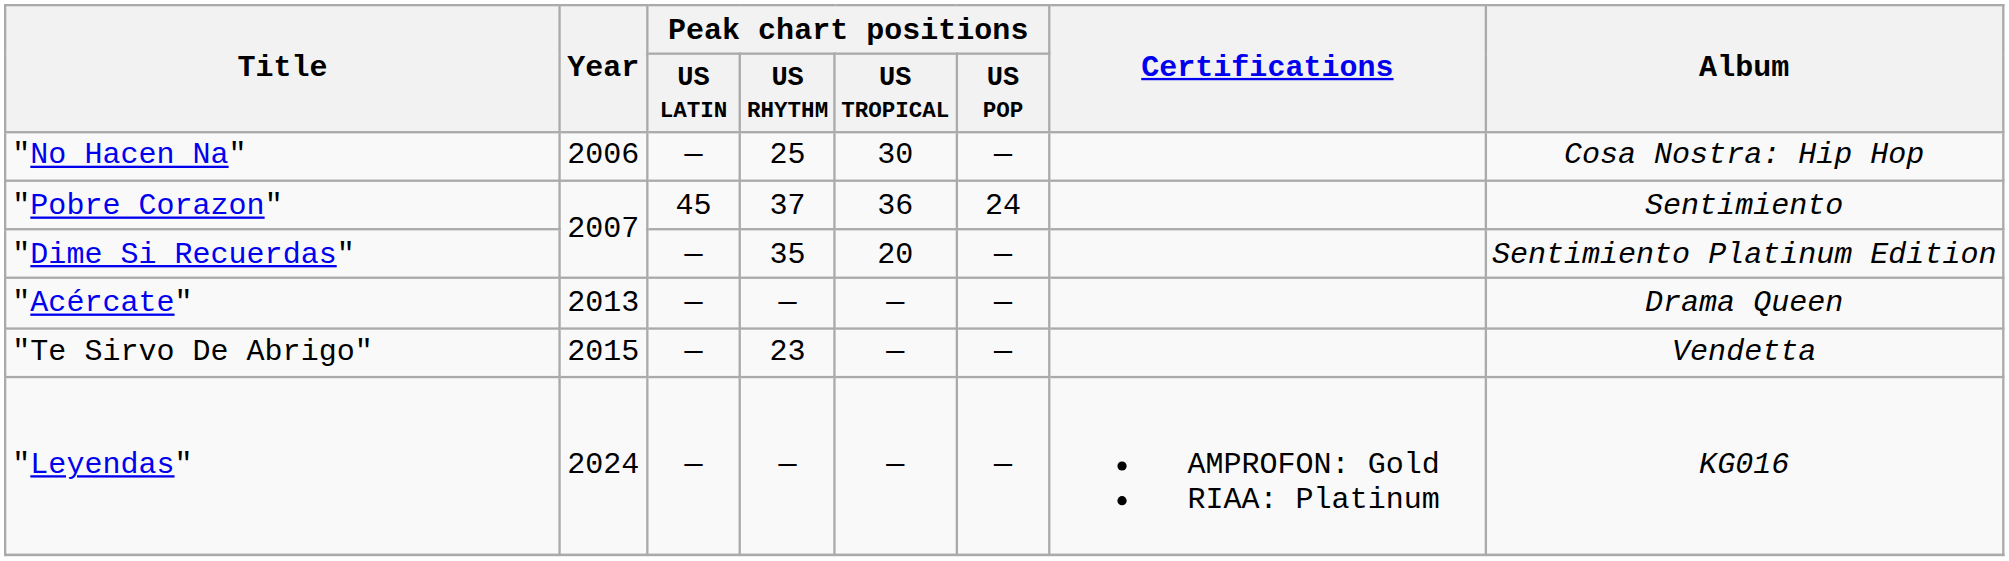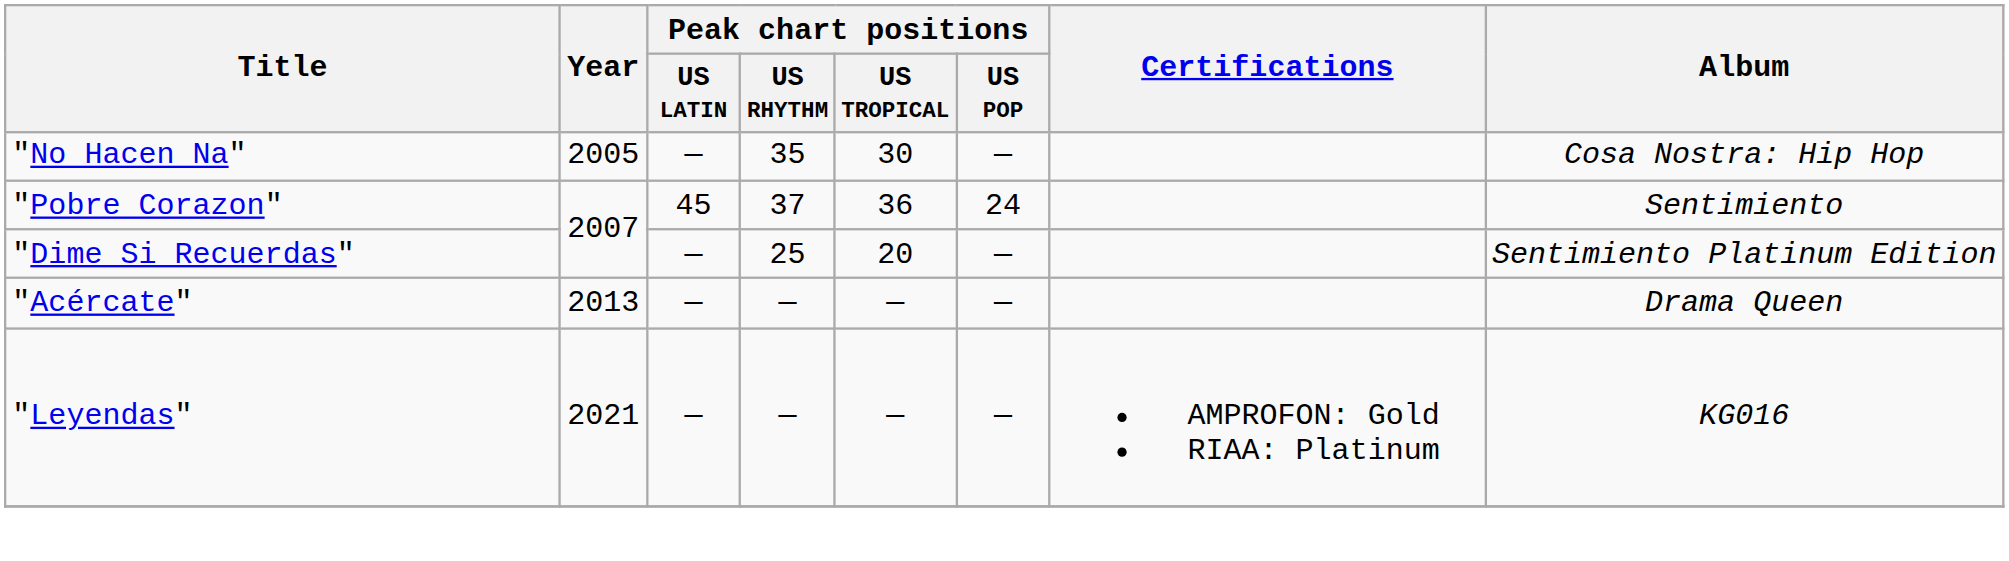(603, 156) 2006 -> (603, 156) 2005
(788, 156) 25 -> (788, 156) 35
(788, 254) 35 -> (788, 254) 25
- row: (193, 352)
(603, 466) 2024 -> (603, 417) 2021
